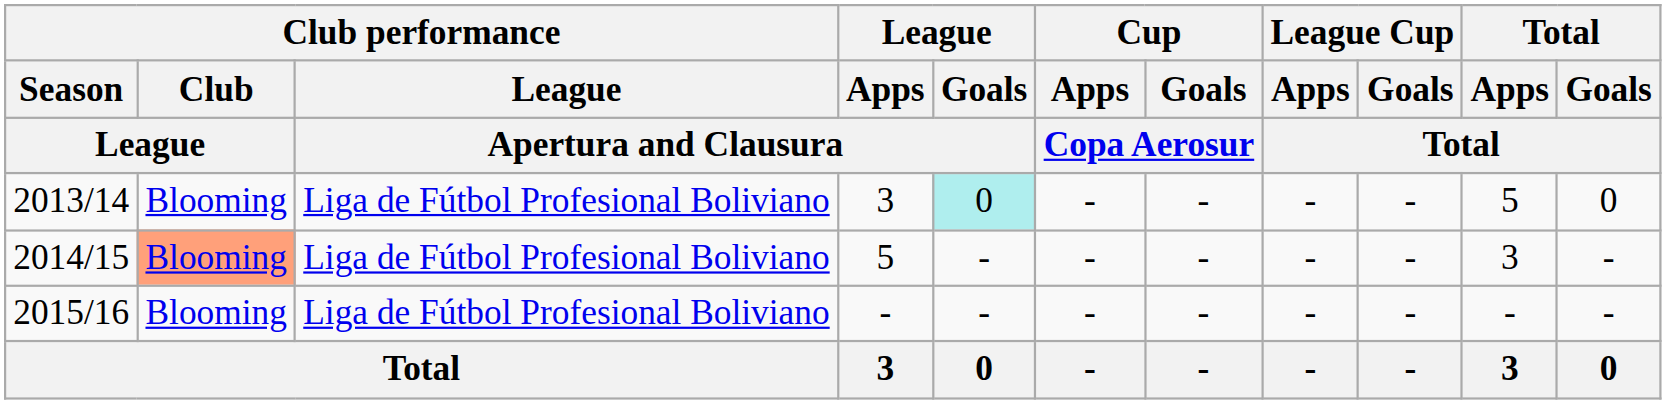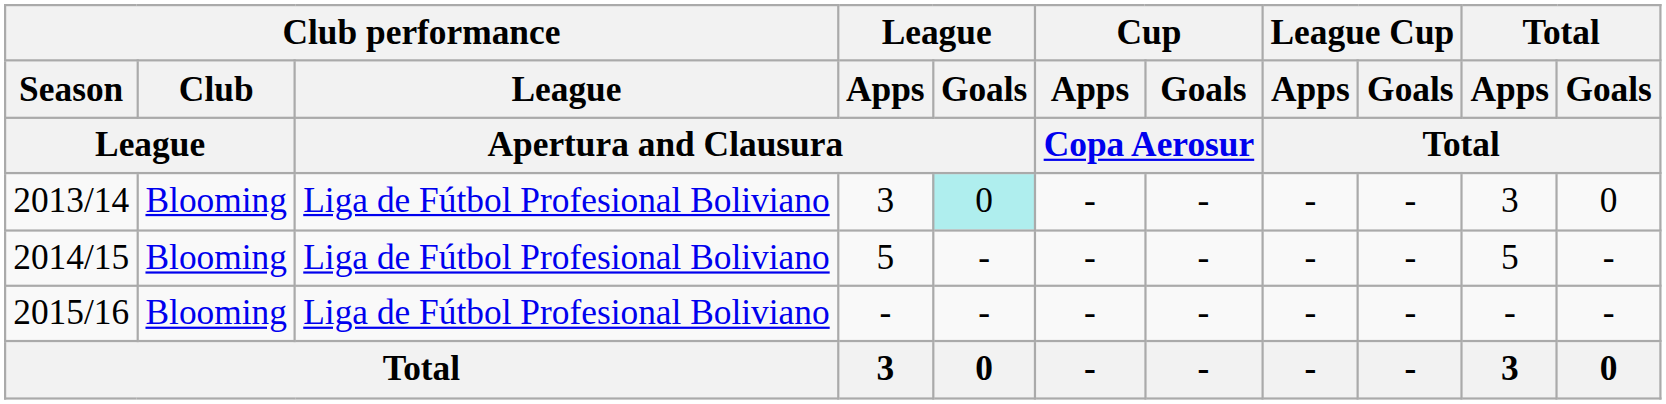(1510, 200) 5 -> (1510, 200) 3
(216, 256) lightsalmon background -> (216, 256) no background
(1510, 256) 3 -> (1510, 256) 5
